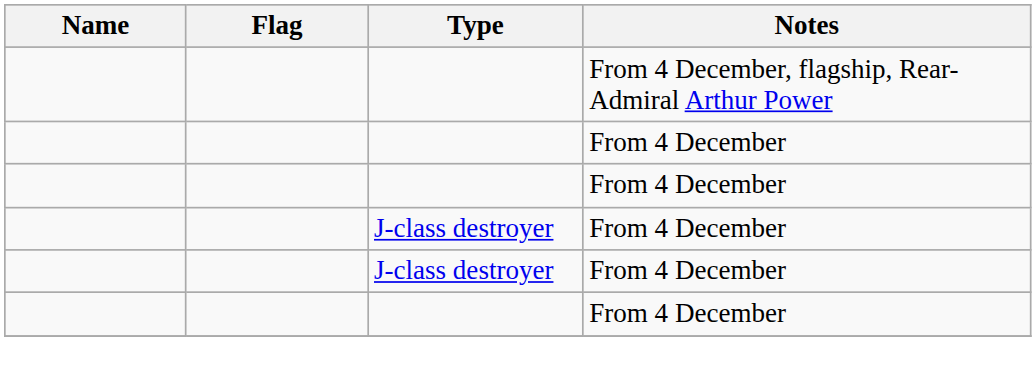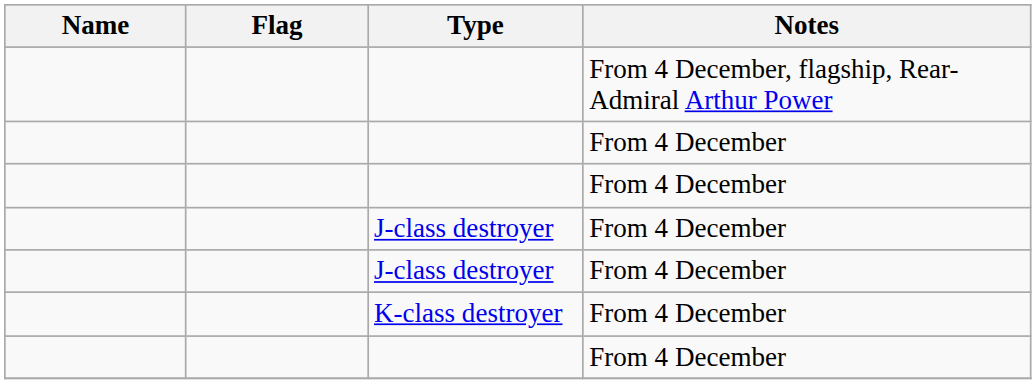+ row: (468, 313)
